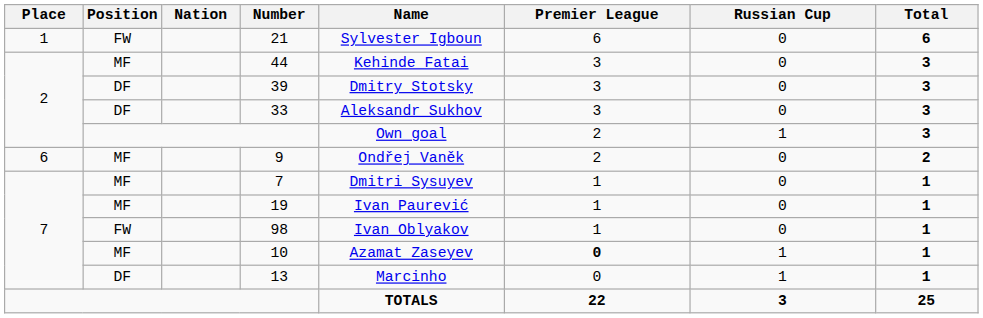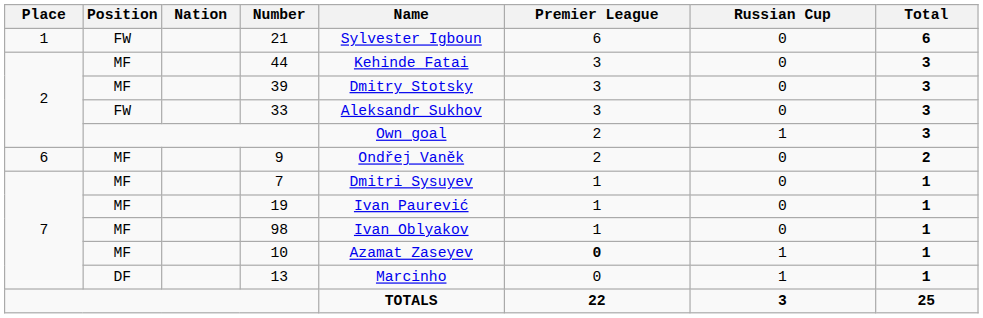(122, 88) DF -> (122, 88) MF
(122, 112) DF -> (122, 112) FW
(122, 230) FW -> (122, 230) MF
